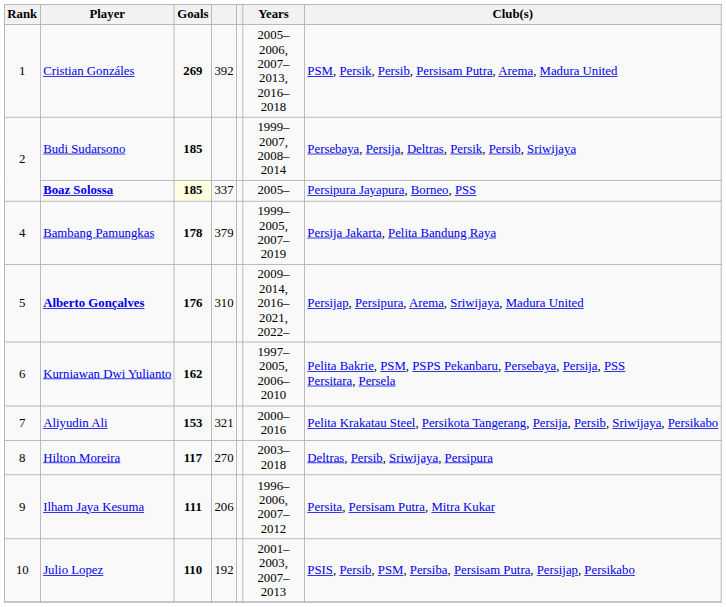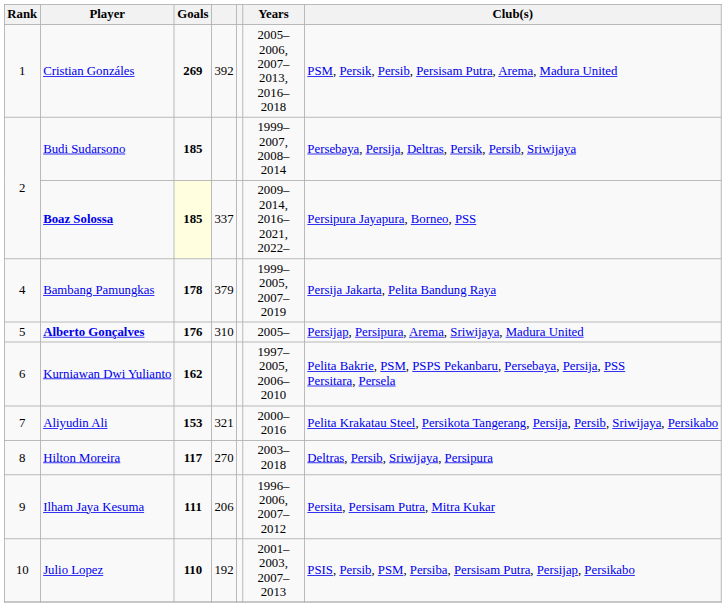(273, 190) 2005– -> (273, 219) 2009–2014, 2016–2021, 2022–
(273, 303) 2009–2014, 2016–2021, 2022– -> (273, 332) 2005–
